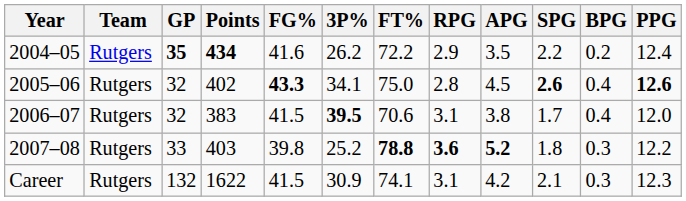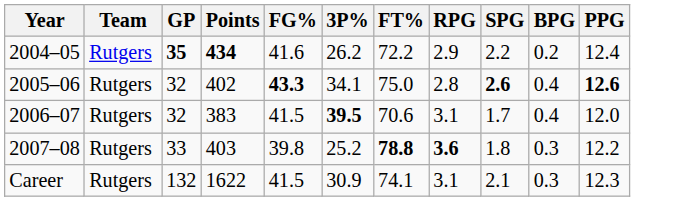- column: (506, 20)
